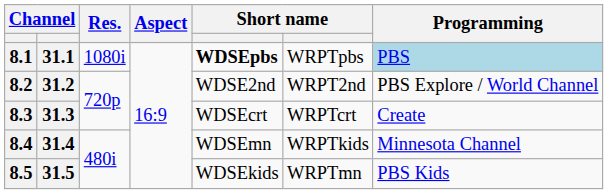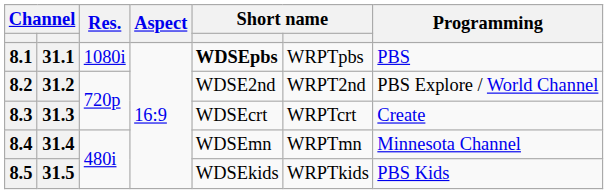(394, 56) lightblue background -> (394, 56) no background
(328, 144) WRPTkids -> (324, 144) WRPTmn
(324, 173) WRPTmn -> (328, 173) WRPTkids
